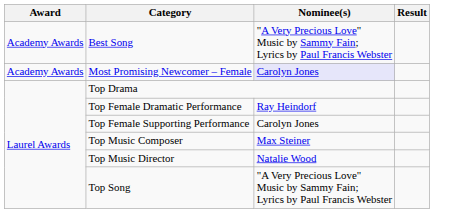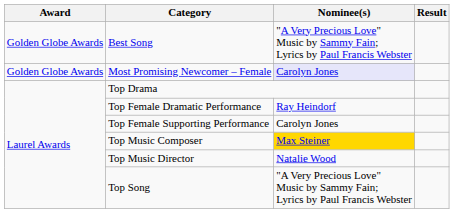(45, 42) Academy Awards -> (55, 42) Golden Globe Awards
(45, 72) Academy Awards -> (55, 72) Golden Globe Awards
(283, 141) no background -> (303, 141) gold background
